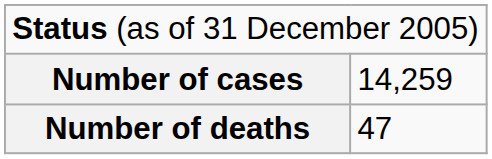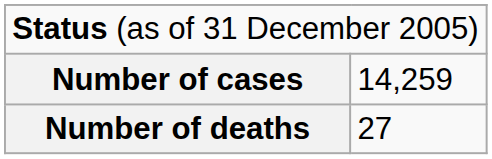(375, 128) 47 -> (375, 128) 27
